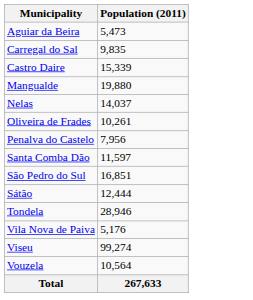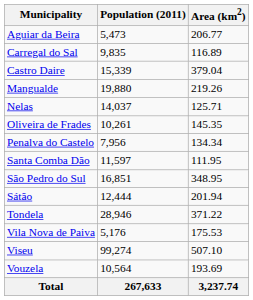+ column: (218, 15)
